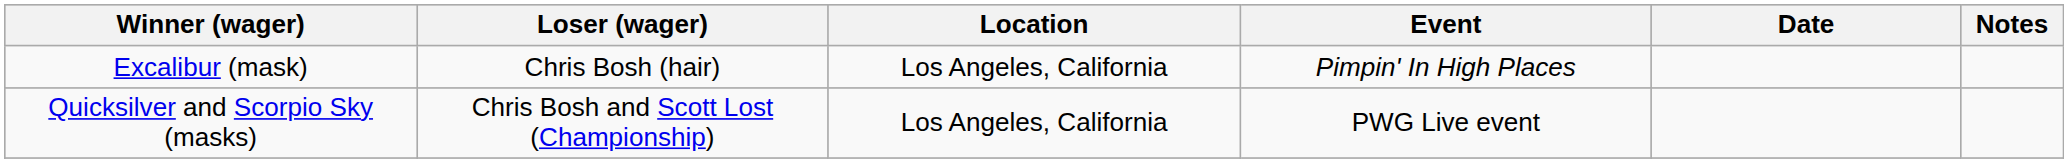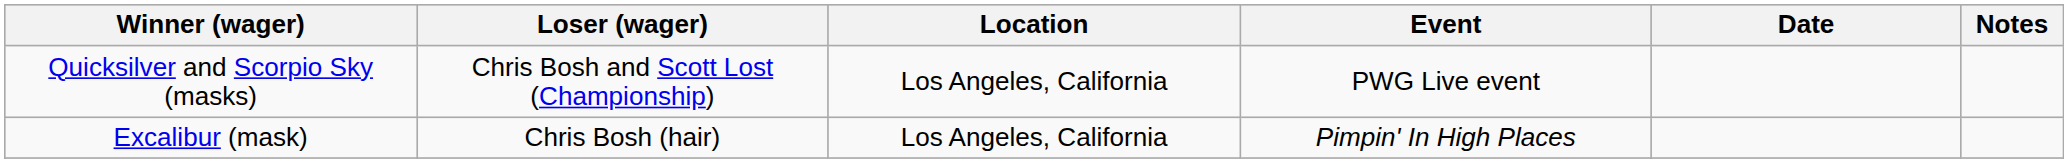rows swapped: (211, 66) <-> (211, 122)
